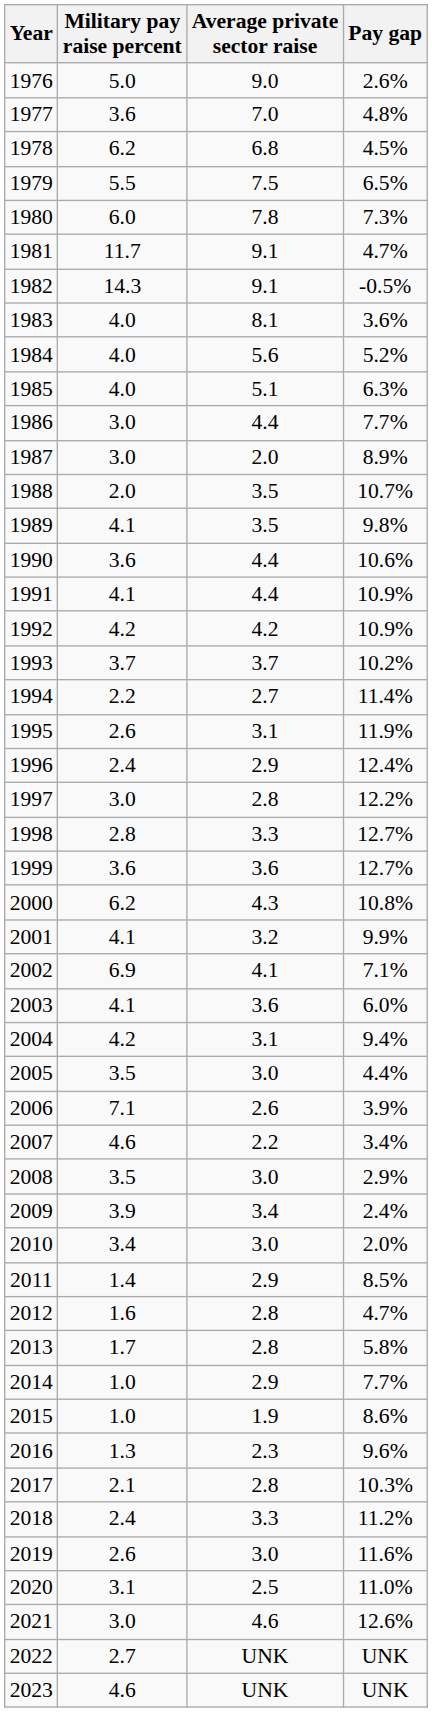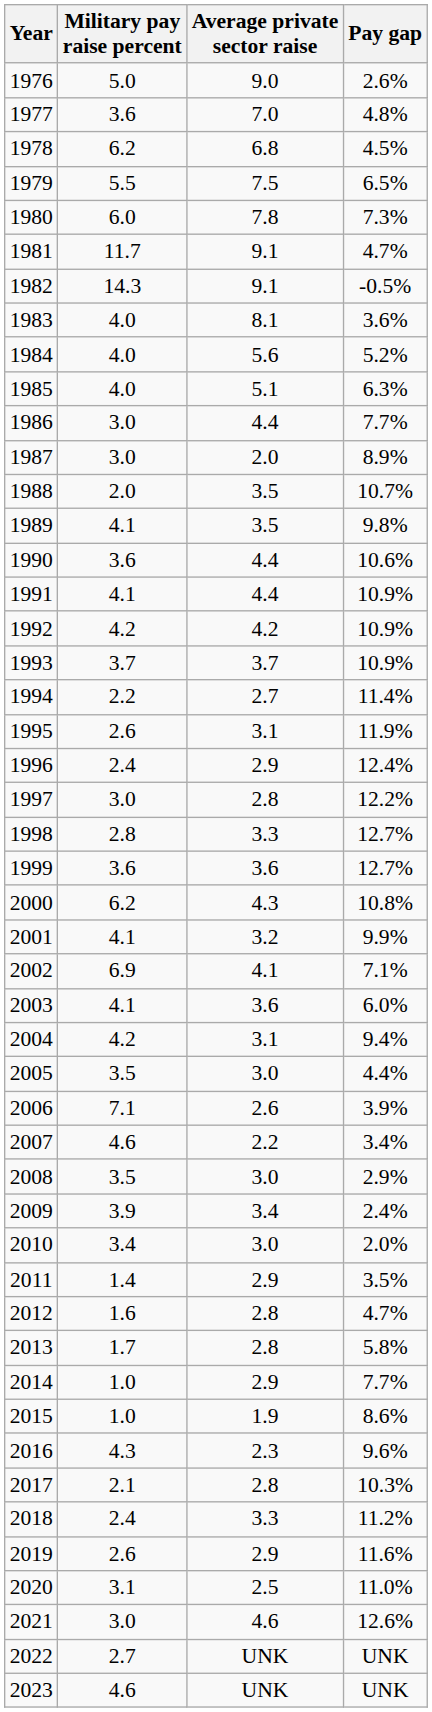(385, 662) 10.2% -> (385, 662) 10.9%
(385, 1279) 8.5% -> (385, 1279) 3.5%
(122, 1450) 1.3 -> (122, 1450) 4.3
(265, 1553) 3.0 -> (265, 1553) 2.9
